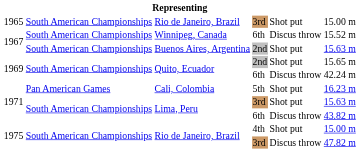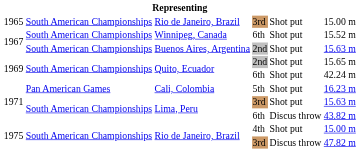(295, 35) Discus throw -> (286, 35) Shot put
(295, 75) Discus throw -> (286, 75) Shot put
